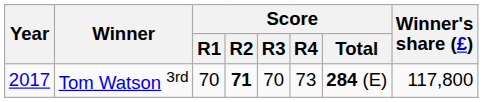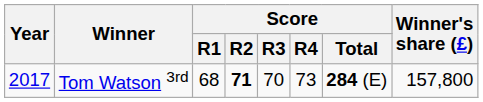(209, 80) 70 -> (209, 80) 68
(440, 80) 117,800 -> (440, 80) 157,800
